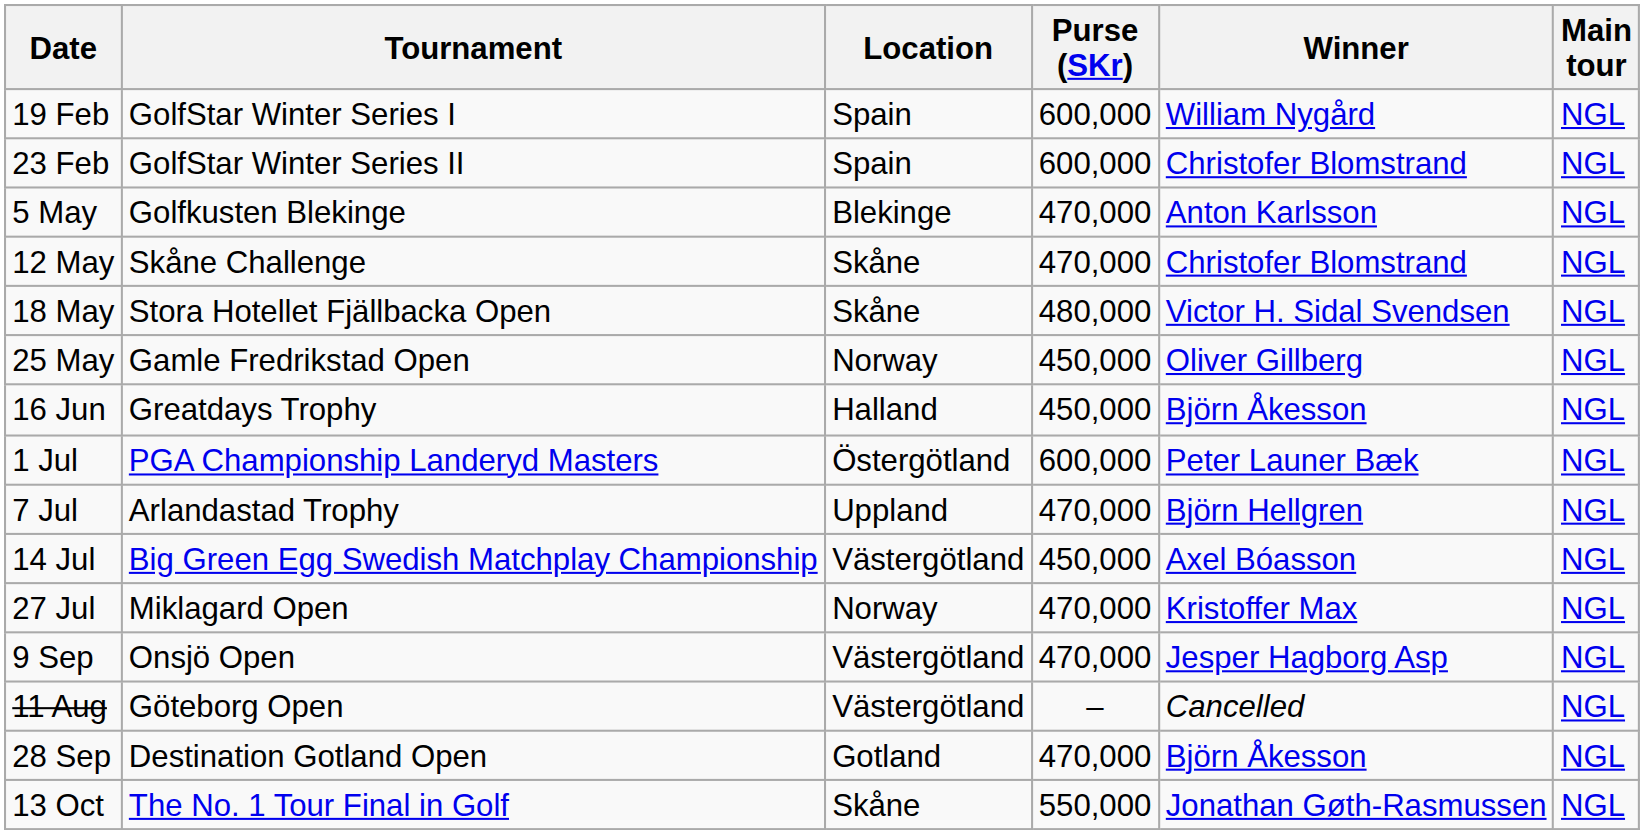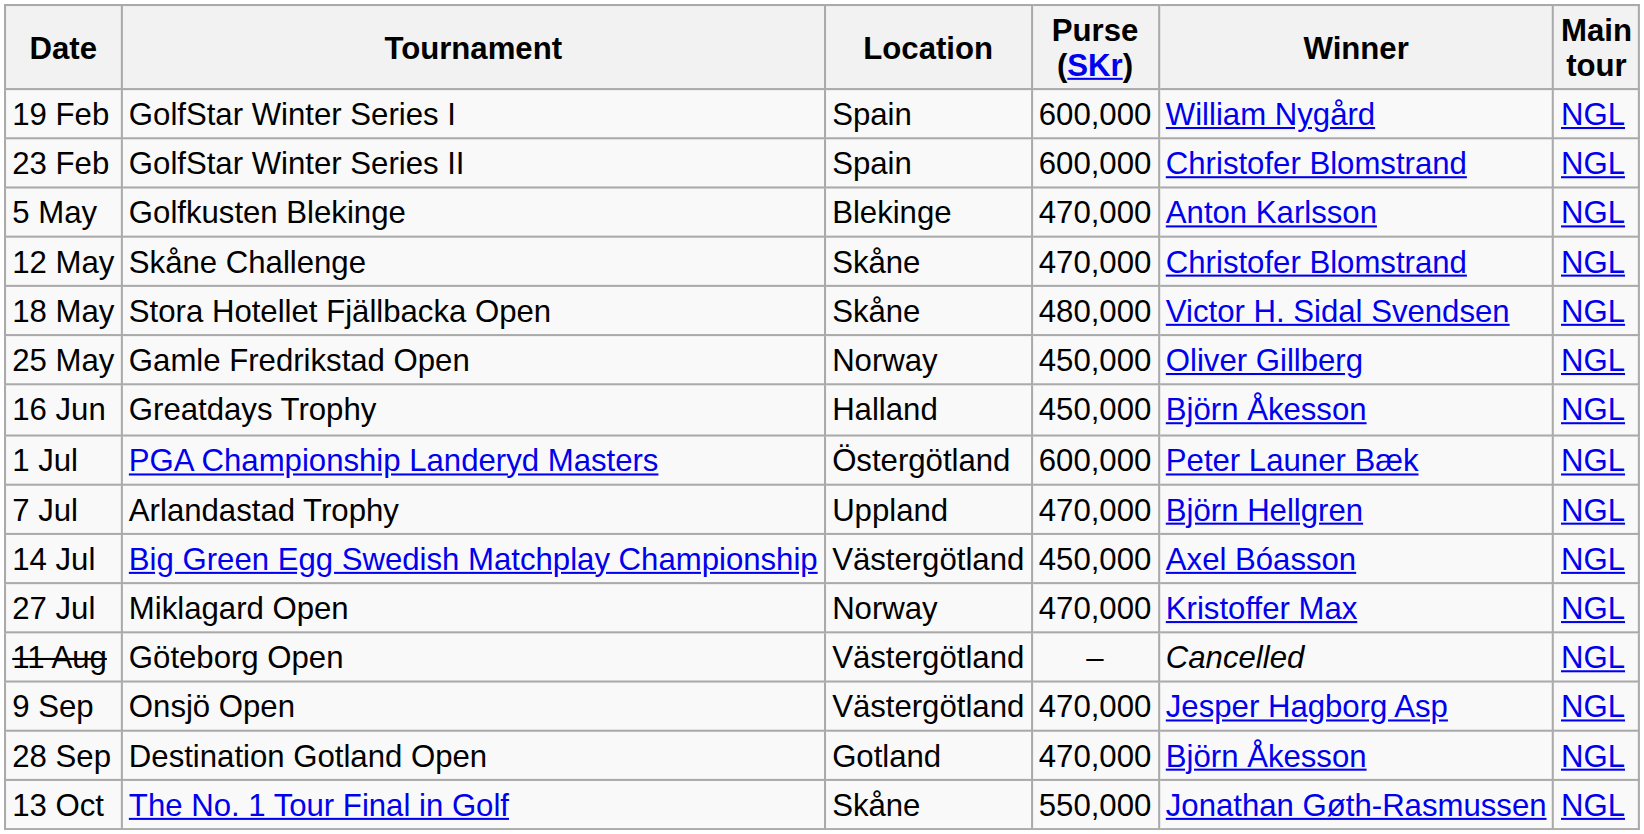rows swapped: (60, 706) <-> (53, 657)
